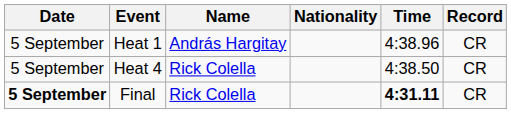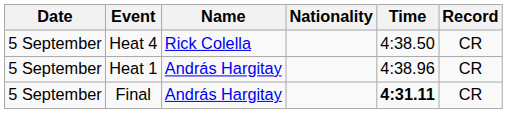rows swapped: (138, 43) <-> (138, 69)
(57, 95) bold -> (55, 95) normal
(212, 95) Rick Colella -> (223, 95) András Hargitay
